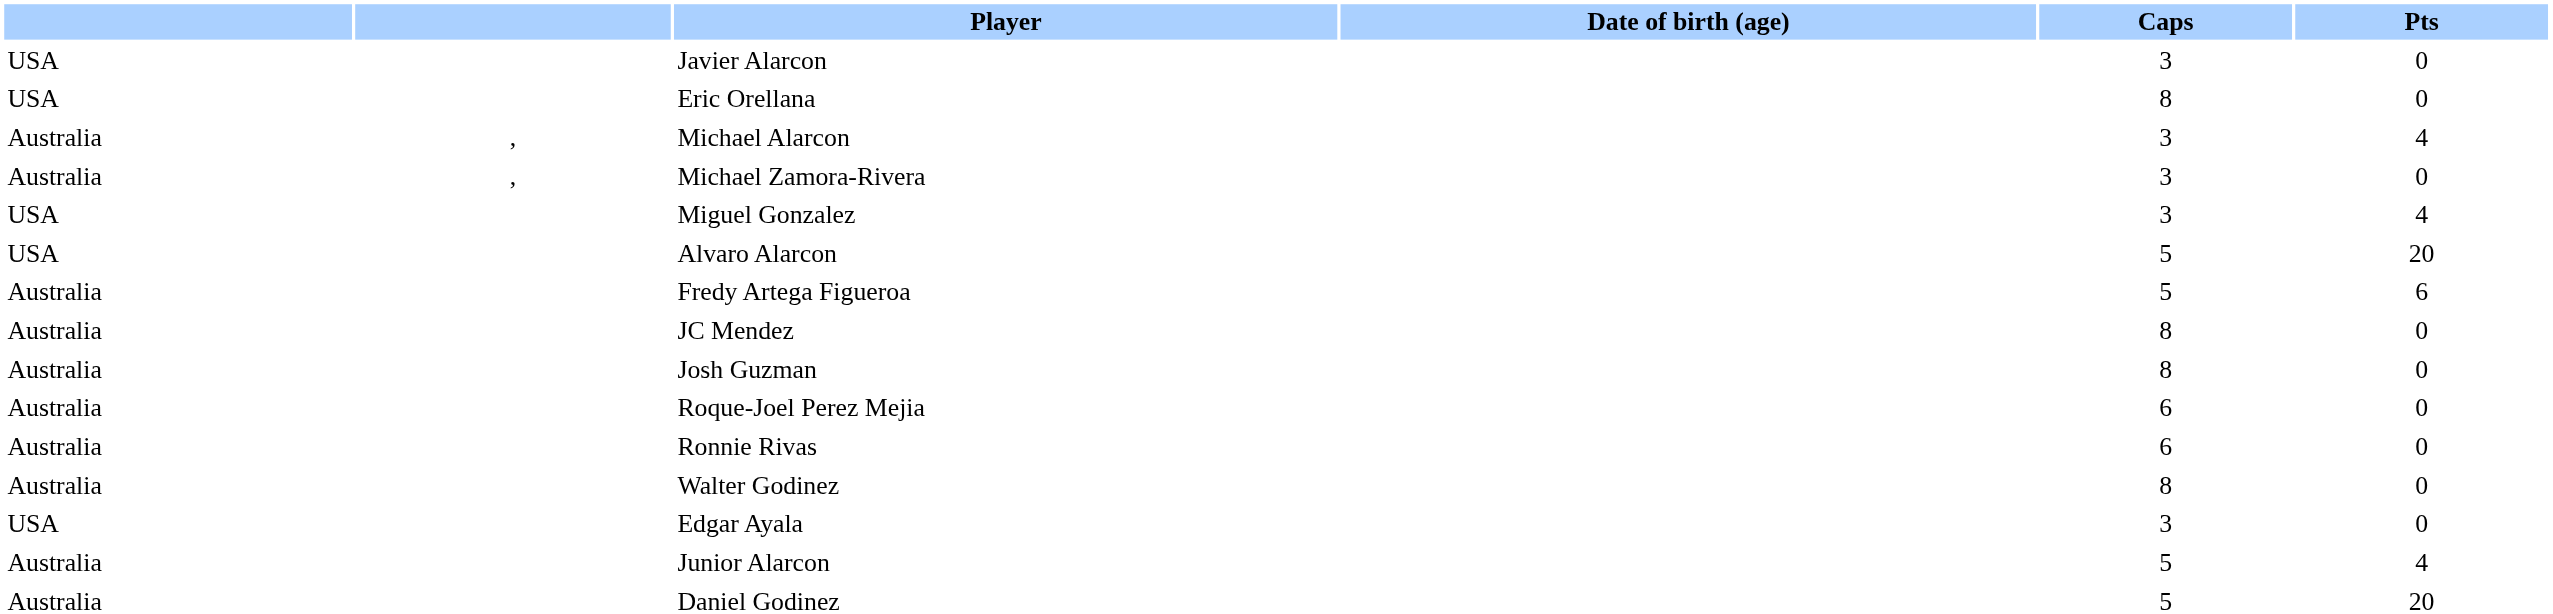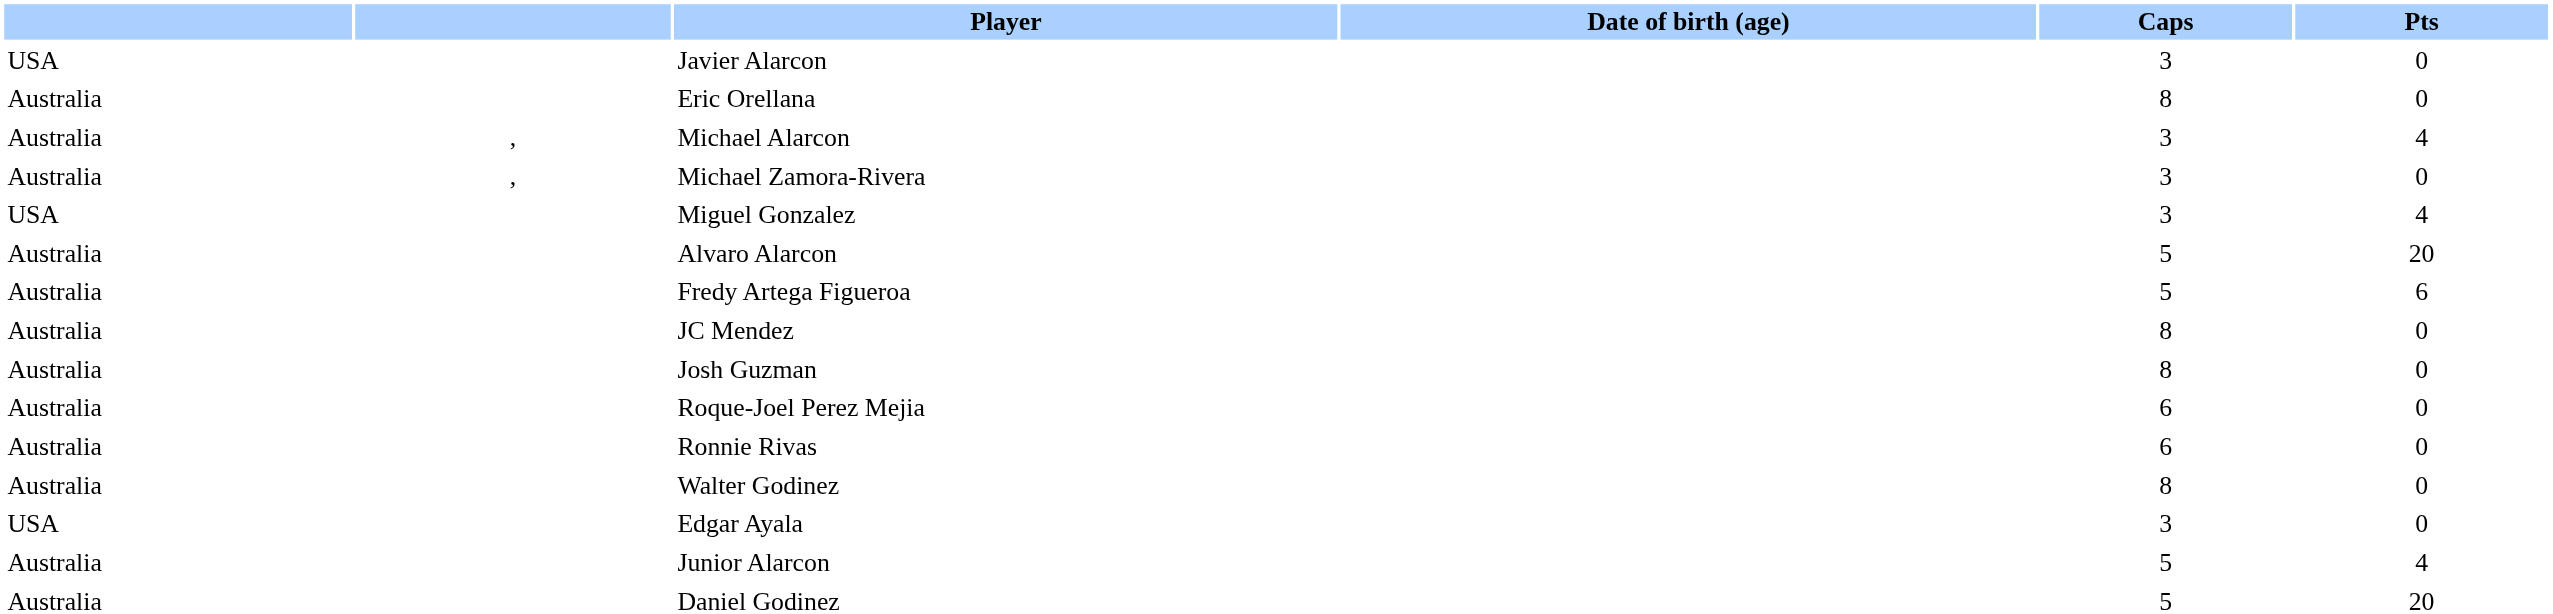(33, 98) USA -> (55, 98) Australia
(33, 253) USA -> (55, 253) Australia
